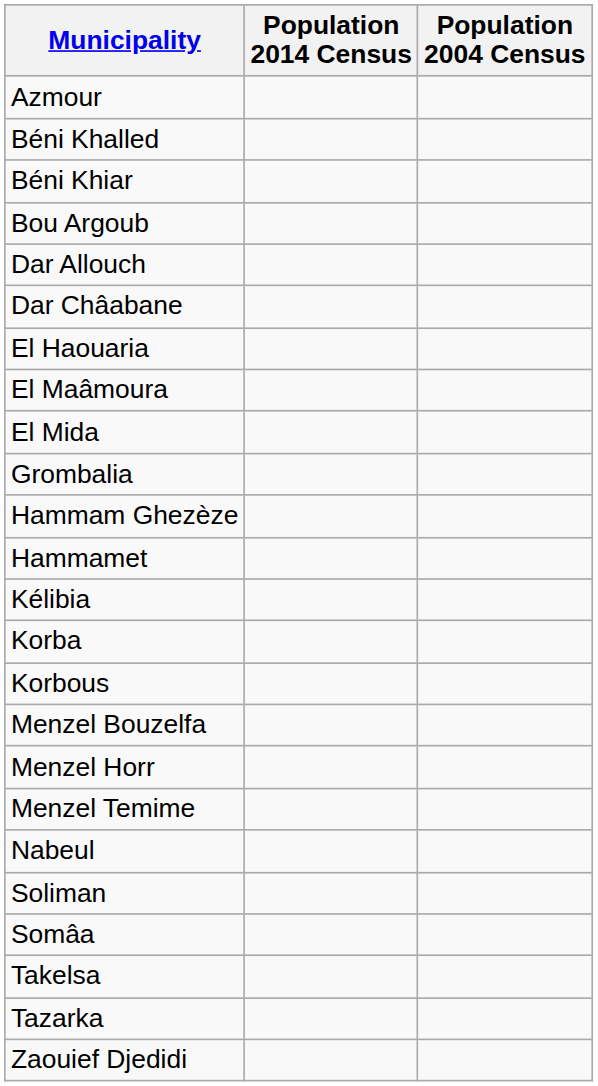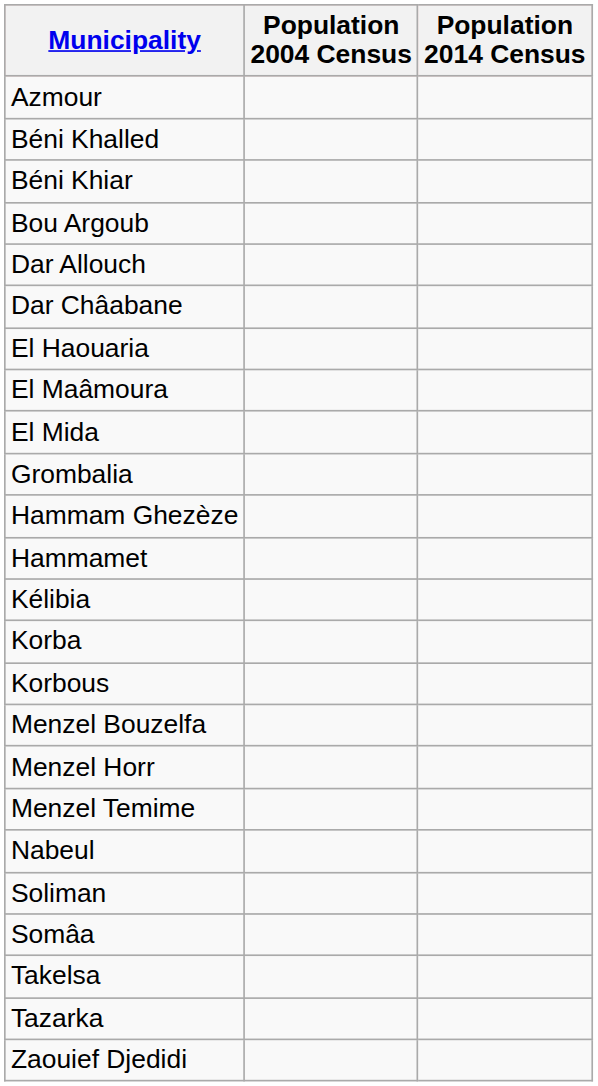columns swapped: (505, 40) <-> (331, 40)
